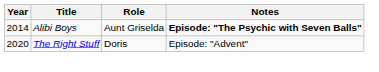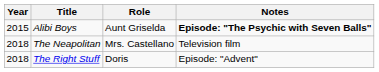(18, 28) 2014 -> (18, 28) 2015
+ row: (67, 43)
(18, 43) 2020 -> (18, 59) 2018
